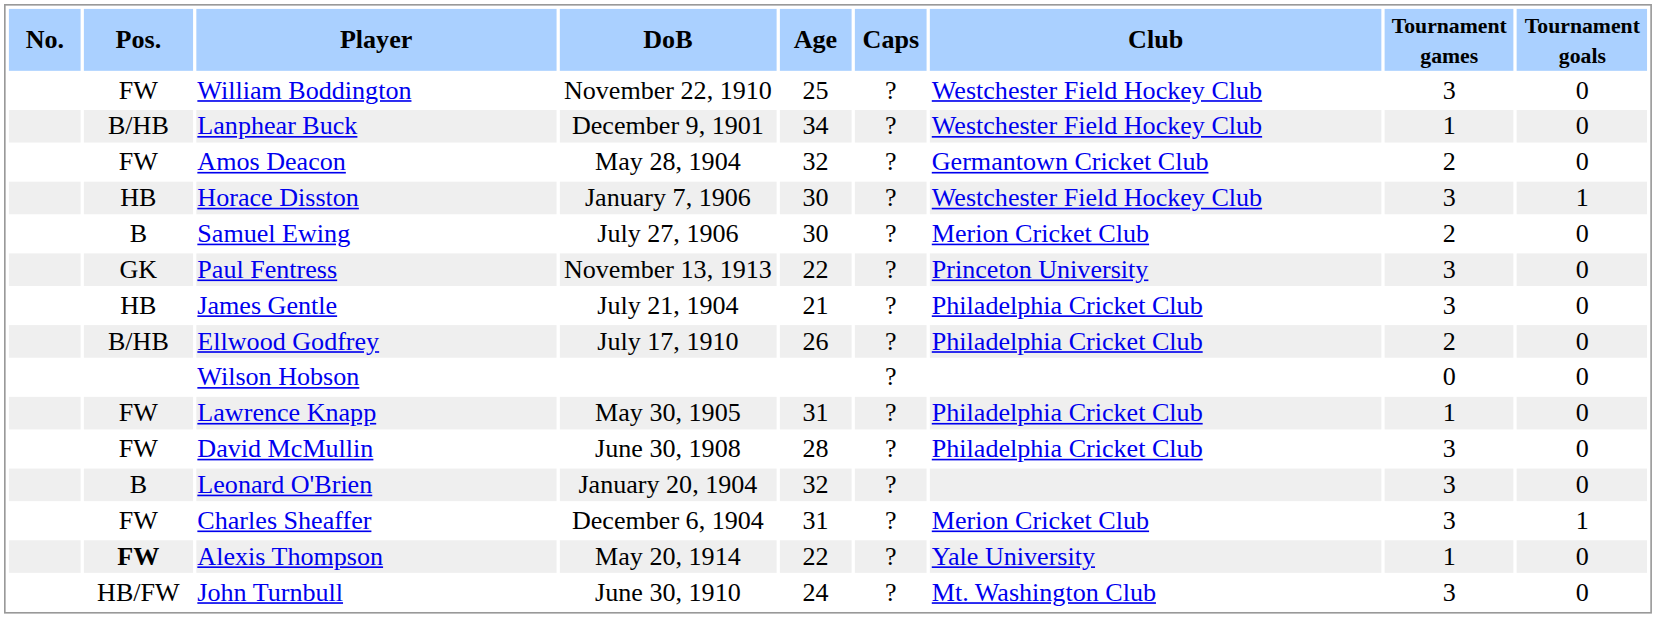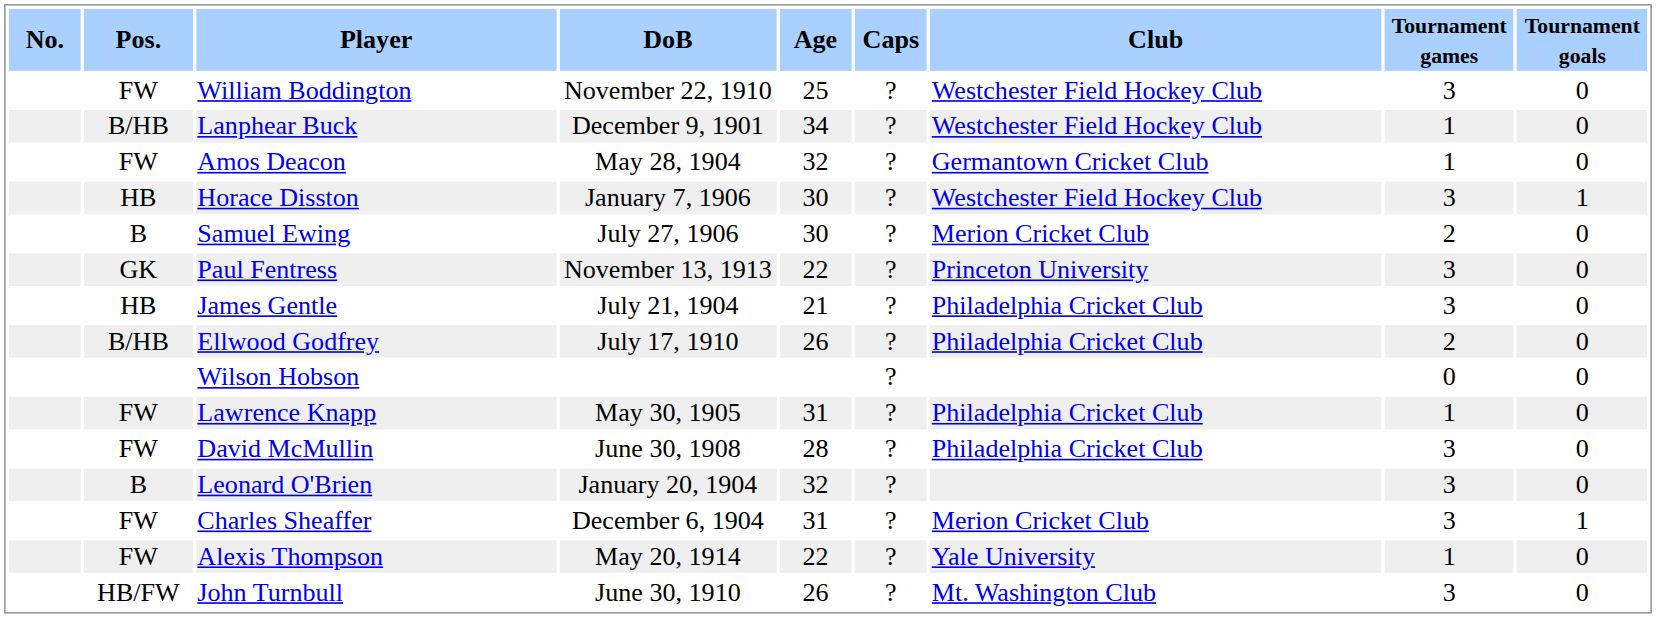(1449, 161) 2 -> (1449, 161) 1
(138, 556) bold -> (138, 556) normal
(815, 592) 24 -> (815, 592) 26
